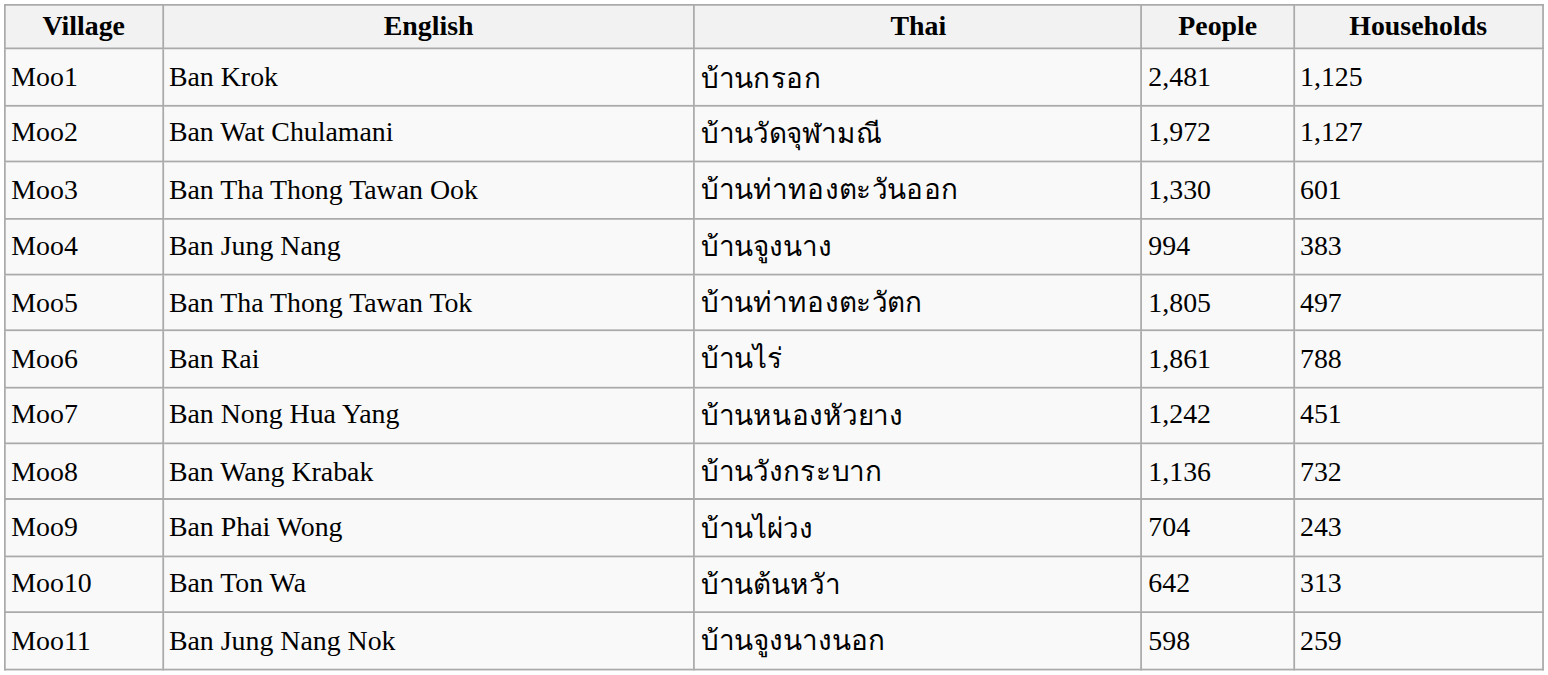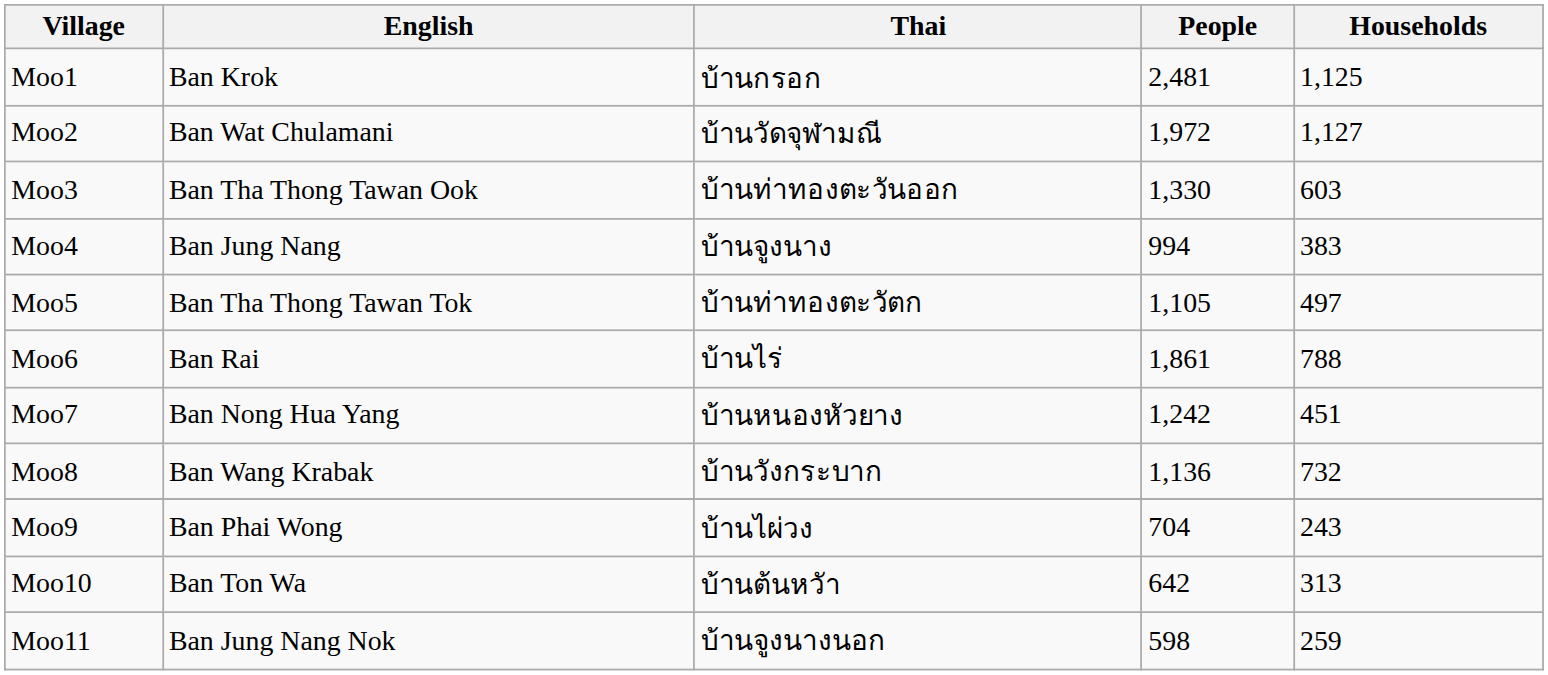(1321, 189) 601 -> (1321, 189) 603
(1180, 302) 1,805 -> (1180, 302) 1,105
